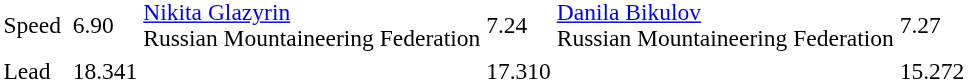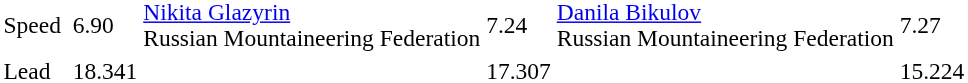(519, 71) 17.310 -> (519, 71) 17.307
(932, 71) 15.272 -> (932, 71) 15.224
